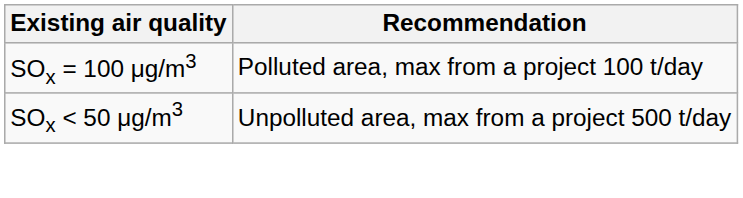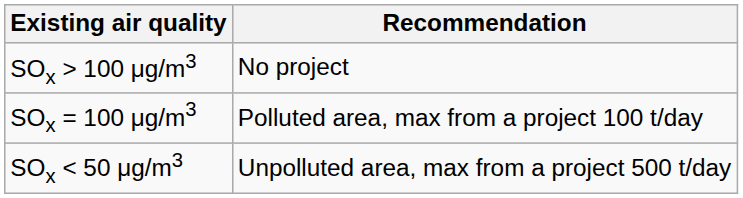+ row: (103, 68)
